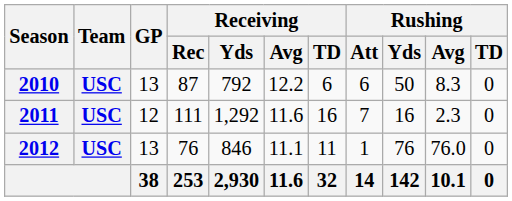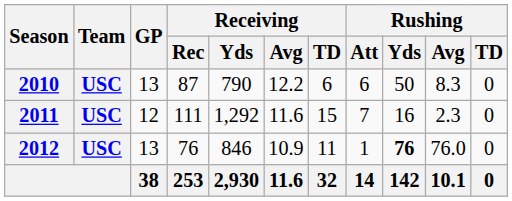(236, 84) 792 -> (236, 84) 790
(327, 116) 16 -> (327, 116) 15
(286, 148) 11.1 -> (286, 148) 10.9
(404, 148) normal -> (404, 148) bold
